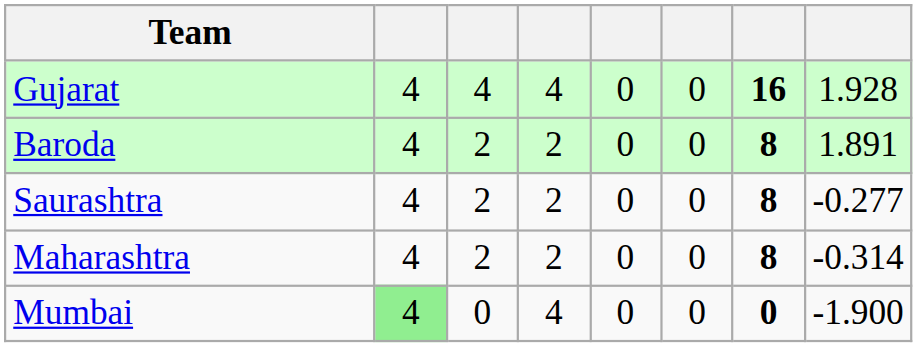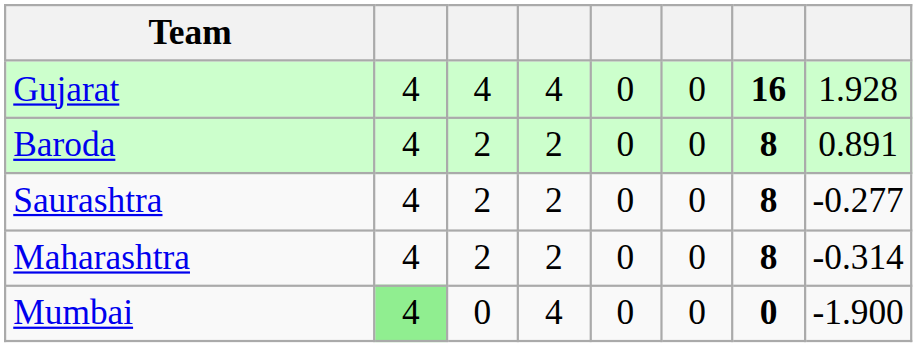(858, 144) 1.891 -> (858, 144) 0.891
